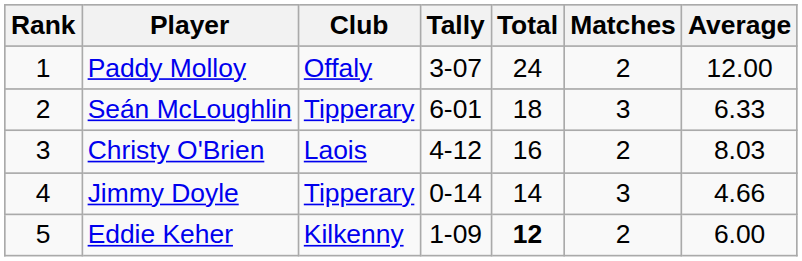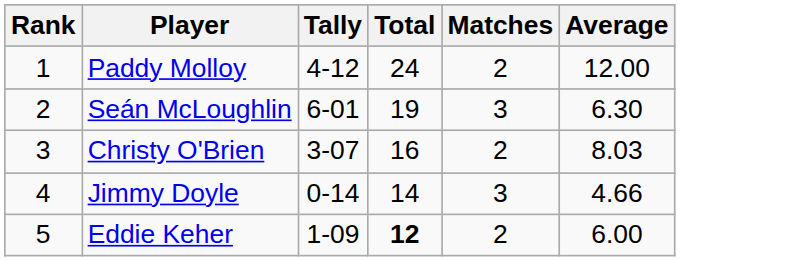- column: (359, 25)
(456, 67) 3-07 -> (333, 67) 4-12
(527, 109) 18 -> (405, 109) 19
(740, 109) 6.33 -> (617, 109) 6.30
(456, 151) 4-12 -> (333, 151) 3-07
